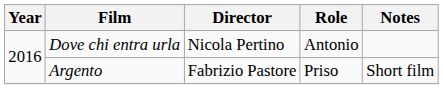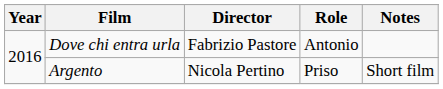(236, 44) Nicola Pertino -> (242, 44) Fabrizio Pastore
(242, 70) Fabrizio Pastore -> (236, 70) Nicola Pertino
